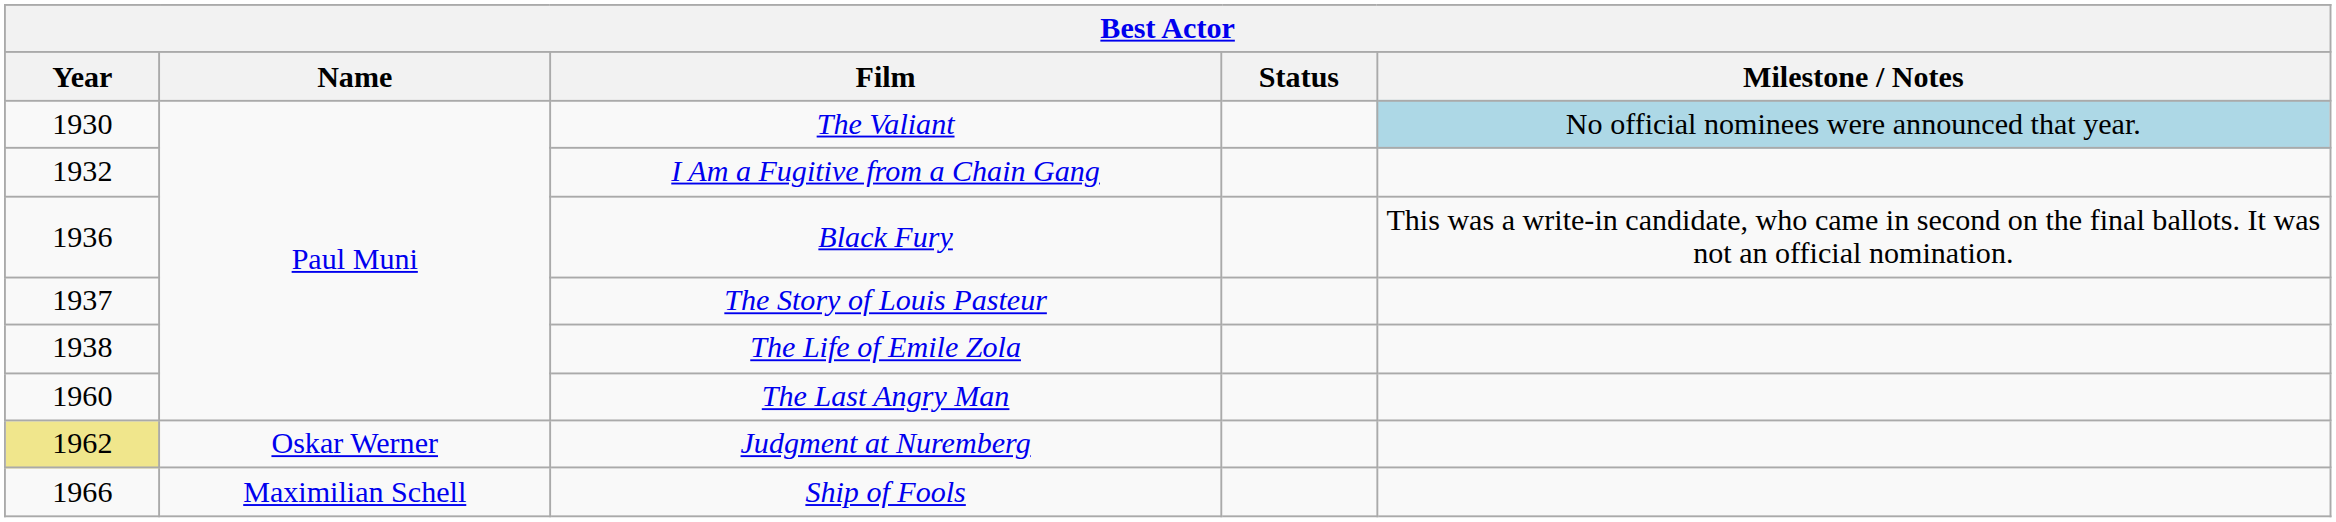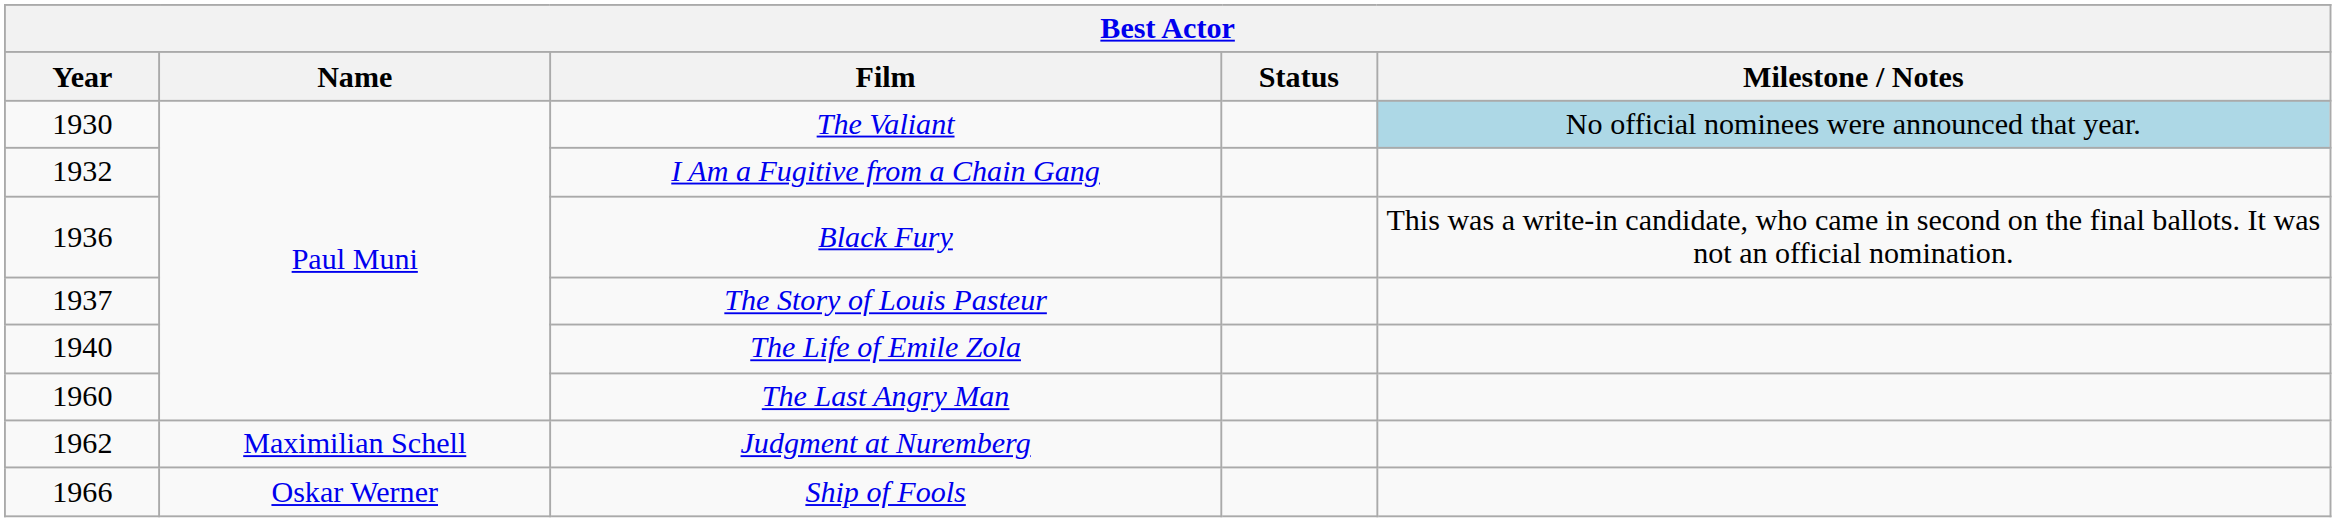(82, 348) 1938 -> (82, 348) 1940
(82, 443) khaki background -> (82, 443) no background
(355, 443) Oskar Werner -> (355, 443) Maximilian Schell
(355, 491) Maximilian Schell -> (355, 491) Oskar Werner
